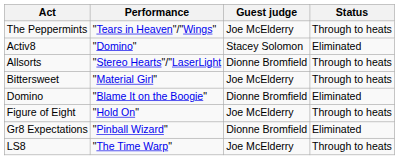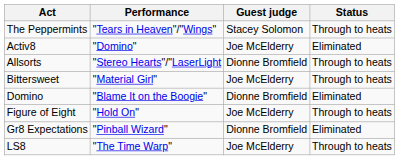(260, 29) Joe McElderry -> (265, 29) Stacey Solomon
(265, 46) Stacey Solomon -> (260, 46) Joe McElderry
